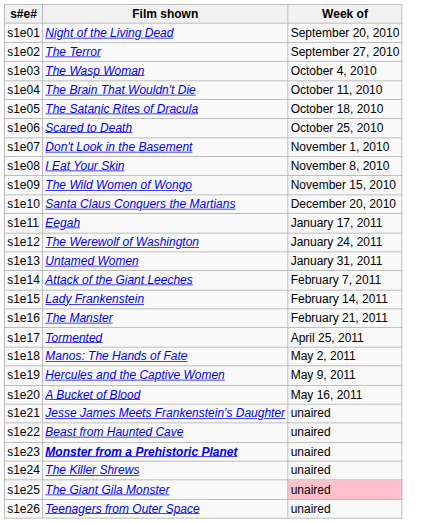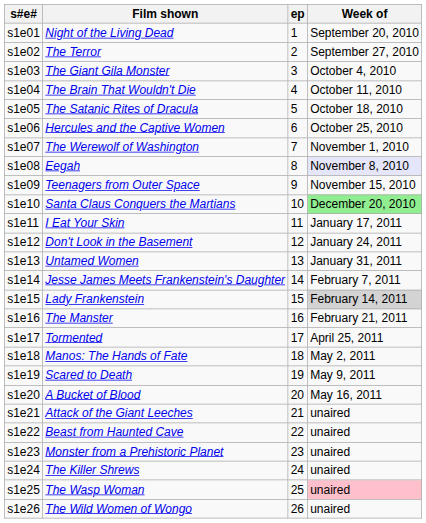+ column: (298, 14)
(95, 71) The Wasp Woman -> (107, 71) The Giant Gila Monster
(89, 128) Scared to Death -> (135, 128) Hercules and the Captive Women
(119, 147) Don't Look in the Basement -> (122, 147) The Werewolf of Washington
(85, 166) I Eat Your Skin -> (63, 166) Eegah
(340, 166) no background -> (360, 166) lavender background
(119, 185) The Wild Women of Wongo -> (123, 185) Teenagers from Outer Space
(343, 204) no background -> (363, 204) lightgreen background
(63, 223) Eegah -> (85, 223) I Eat Your Skin
(122, 242) The Werewolf of Washington -> (119, 242) Don't Look in the Basement
(119, 280) Attack of the Giant Leeches -> (165, 280) Jesse James Meets Frankenstein's Daughter
(339, 299) no background -> (359, 299) lightgrey background
(135, 375) Hercules and the Captive Women -> (89, 375) Scared to Death
(165, 413) Jesse James Meets Frankenstein's Daughter -> (119, 413) Attack of the Giant Leeches
(141, 451) bold -> (134, 451) normal
(107, 489) The Giant Gila Monster -> (95, 489) The Wasp Woman
(123, 508) Teenagers from Outer Space -> (119, 508) The Wild Women of Wongo
